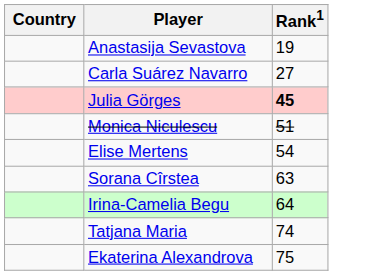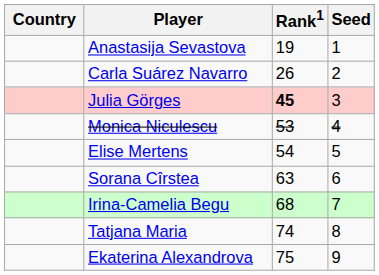+ column: (351, 19)
(285, 74) 27 -> (285, 74) 26
(285, 126) 51 -> (285, 126) 53
(285, 204) 64 -> (285, 204) 68
